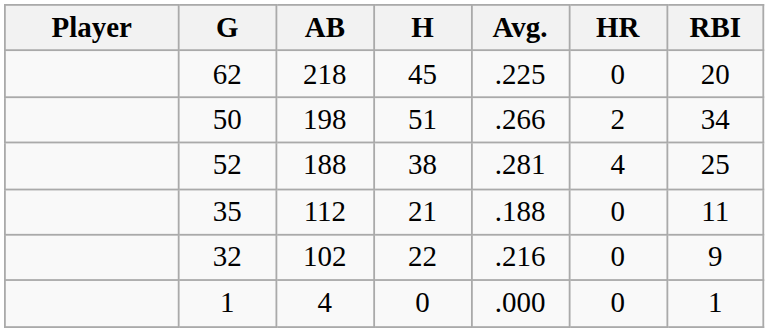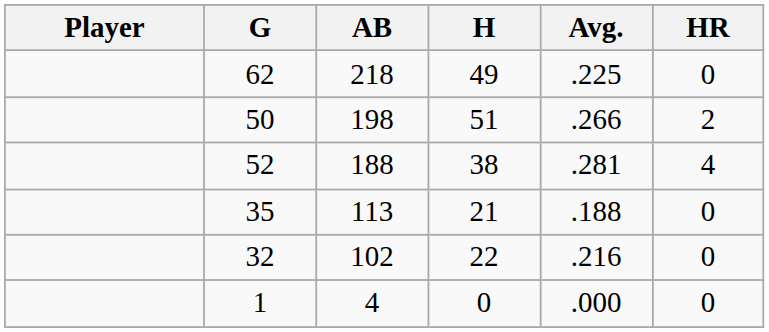- column: (715, 27)
(422, 73) 45 -> (484, 73) 49
(325, 211) 112 -> (372, 211) 113
